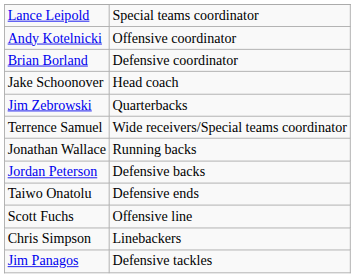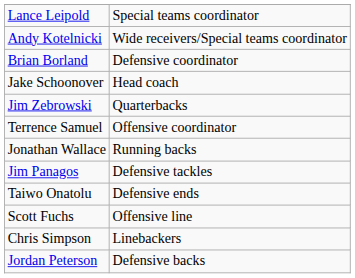(174, 37) Offensive coordinator -> (230, 37) Wide receivers/Special teams coordinator
(230, 127) Wide receivers/Special teams coordinator -> (174, 127) Offensive coordinator
rows swapped: (52, 171) <-> (43, 261)
